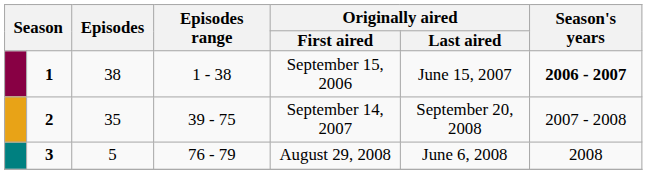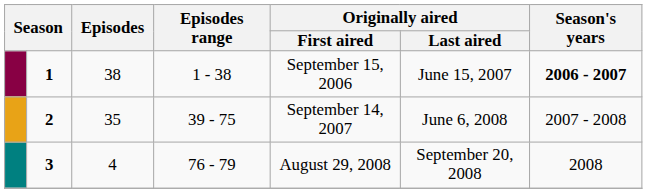(465, 119) September 20, 2008 -> (465, 119) June 6, 2008
(113, 155) 5 -> (113, 164) 4
(465, 155) June 6, 2008 -> (465, 164) September 20, 2008
